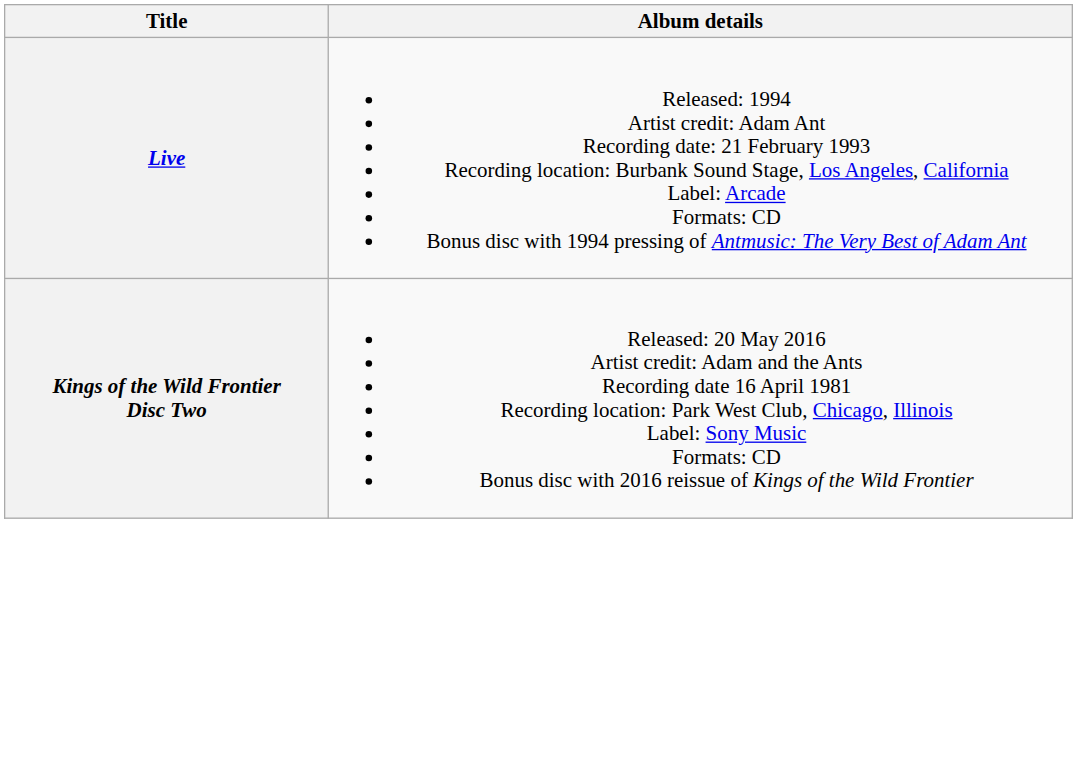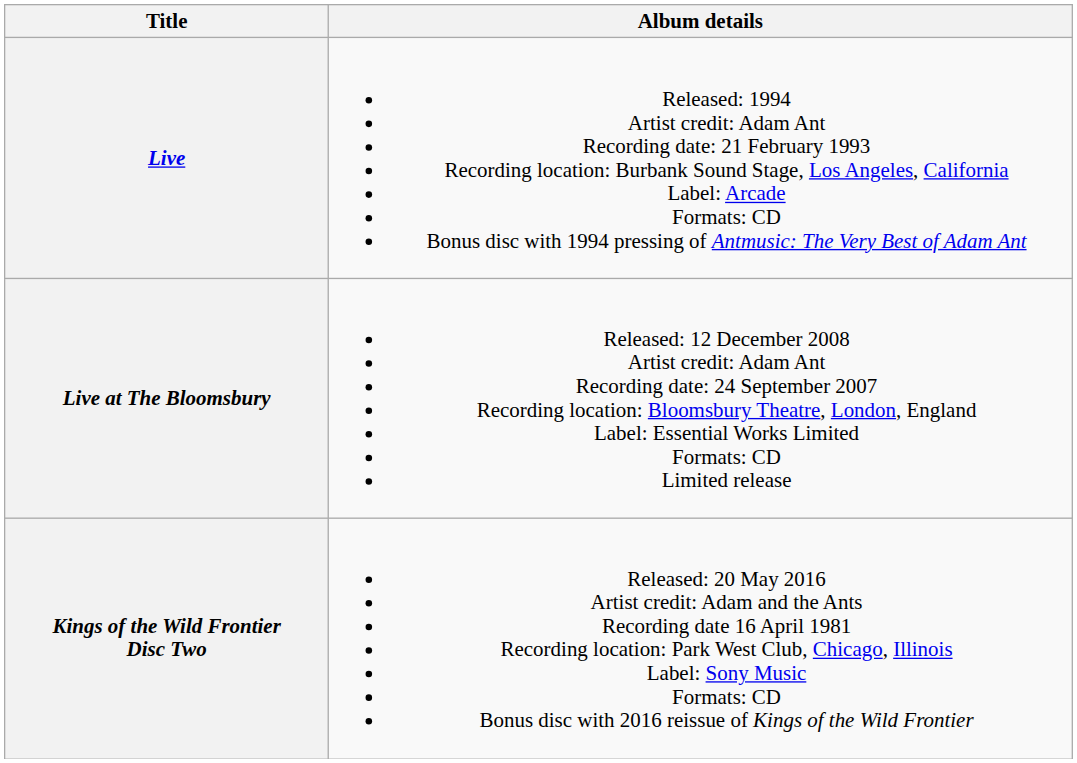+ row: (167, 398)
